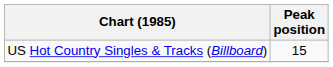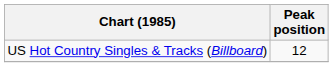(299, 51) 15 -> (299, 51) 12
